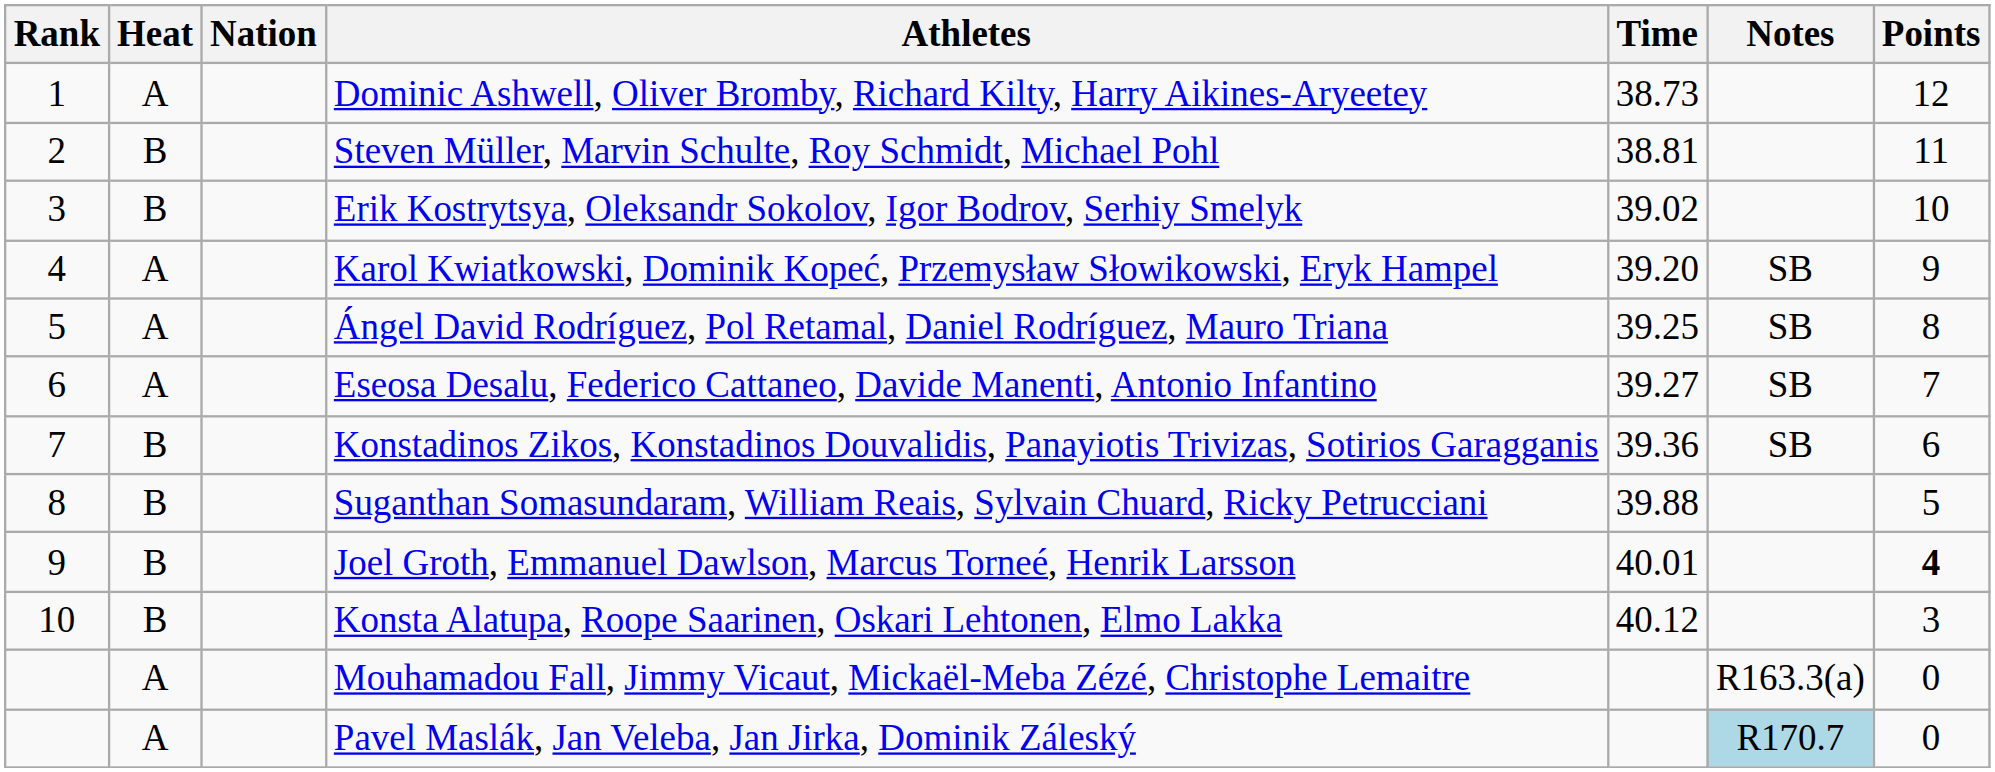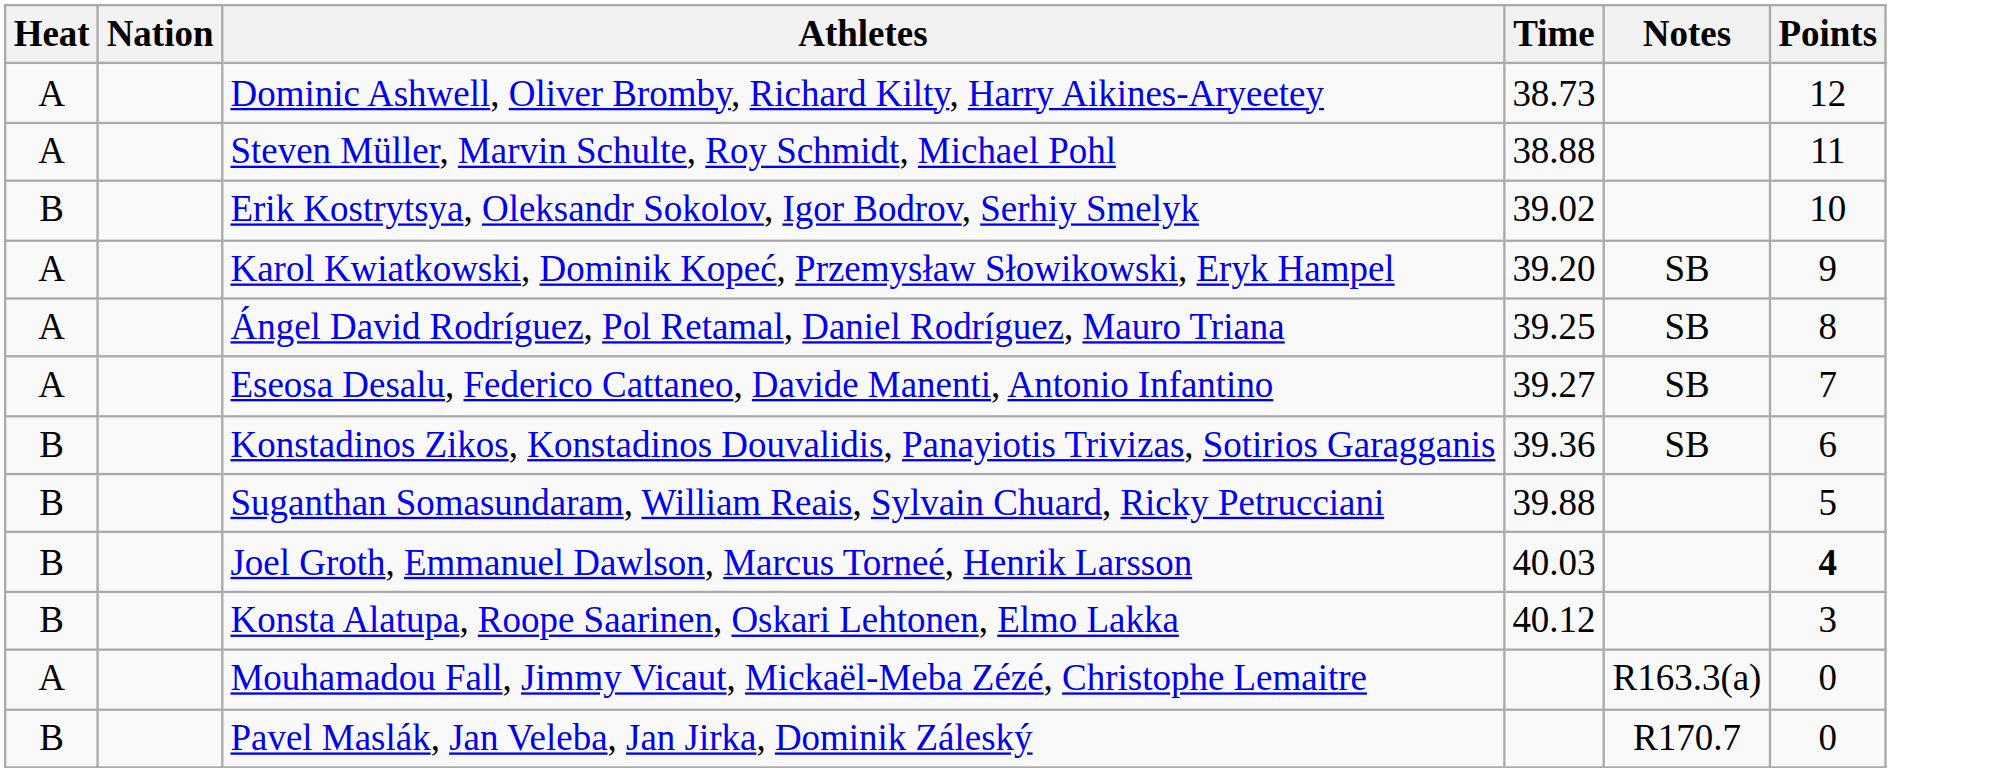- column: (57, 33)
(155, 151) B -> (52, 151) A
(1657, 151) 38.81 -> (1554, 151) 38.88
(1657, 561) 40.01 -> (1554, 561) 40.03
(155, 737) A -> (52, 737) B
(1790, 737) lightblue background -> (1687, 737) no background
